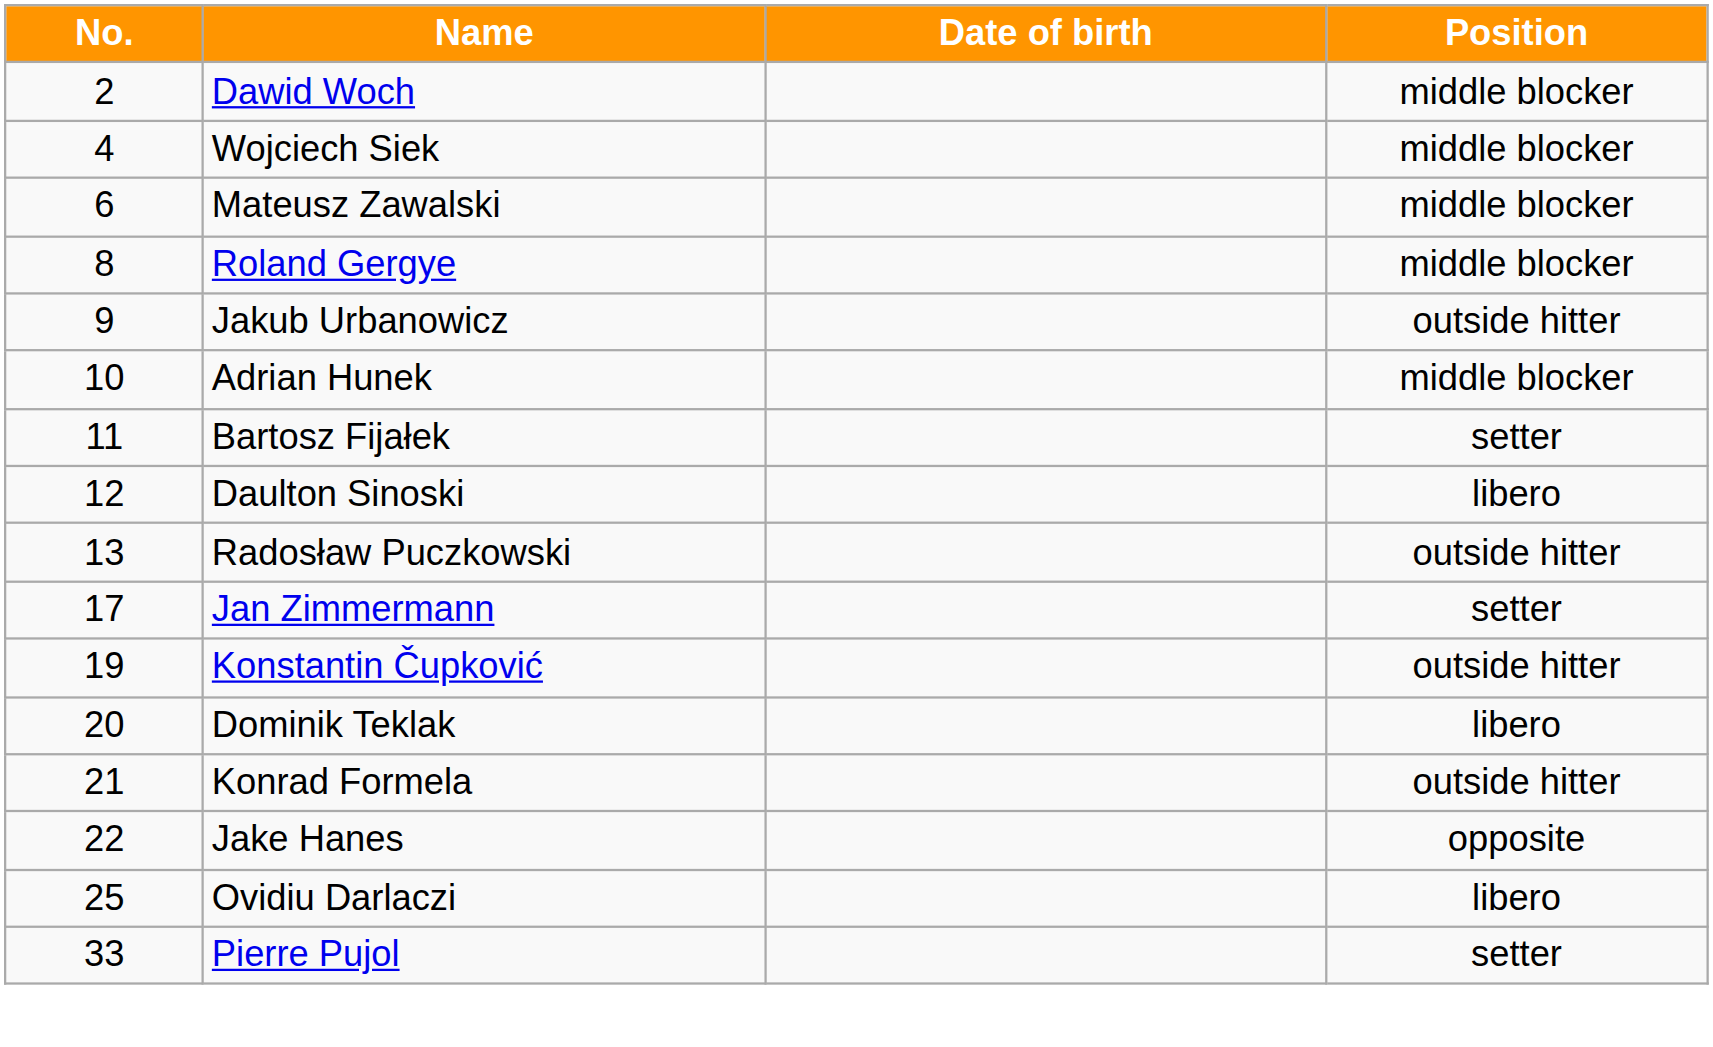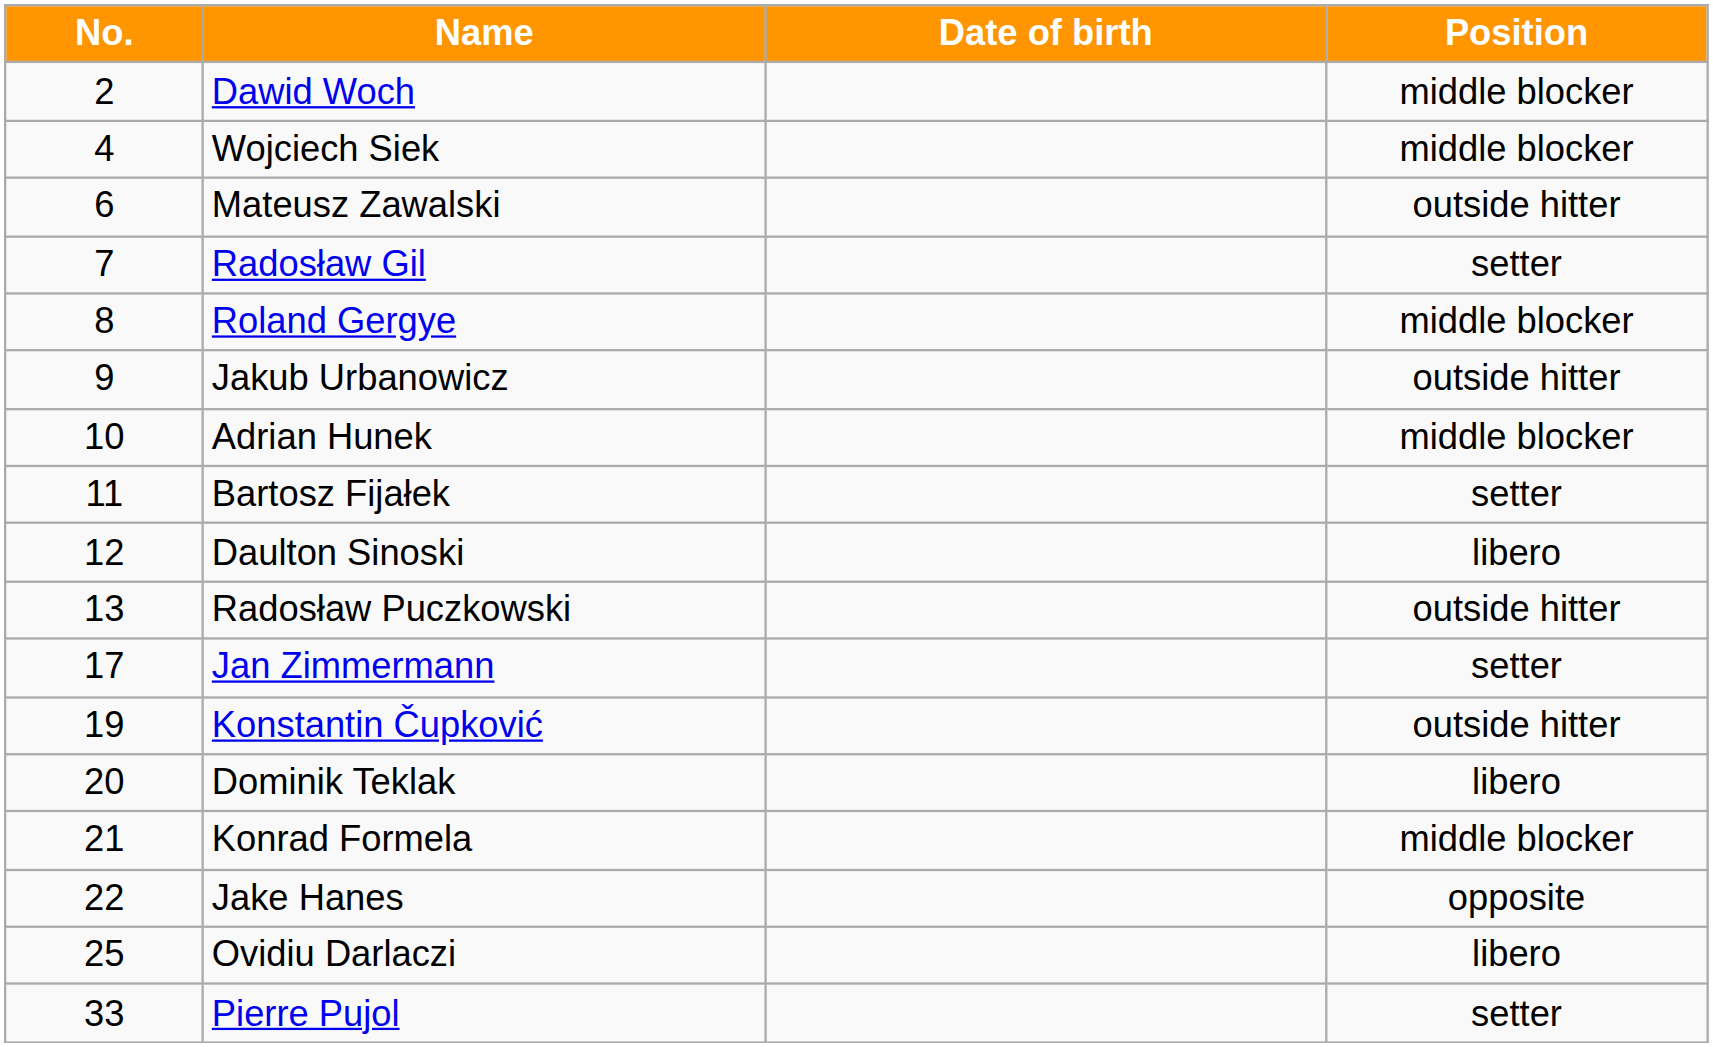(1517, 206) middle blocker -> (1517, 206) outside hitter
+ row: (319, 263)
(1517, 782) outside hitter -> (1517, 839) middle blocker
